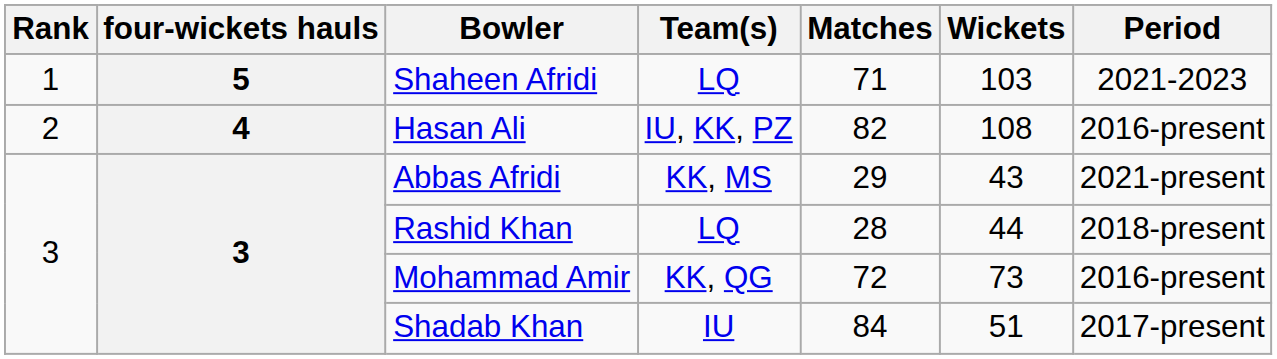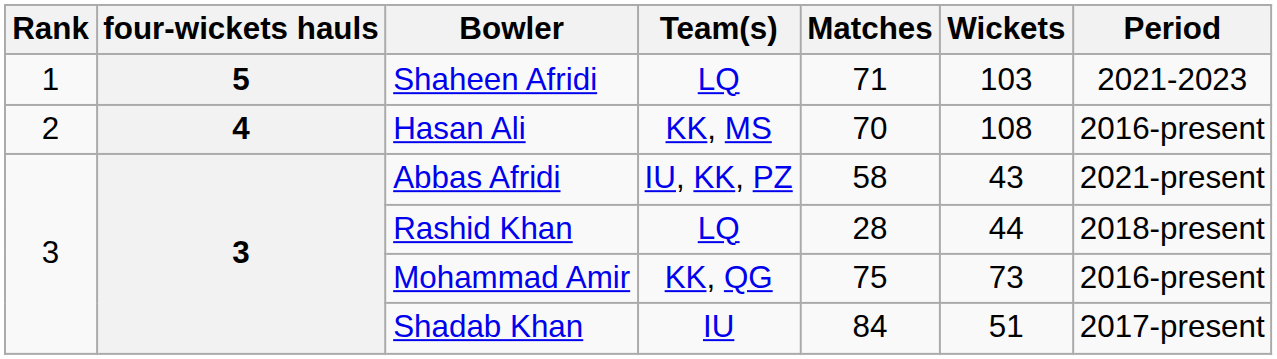(719, 128) IU, KK, PZ -> (719, 128) KK, MS
(870, 128) 82 -> (870, 128) 70
(719, 178) KK, MS -> (719, 178) IU, KK, PZ
(870, 178) 29 -> (870, 178) 58
(870, 278) 72 -> (870, 278) 75
